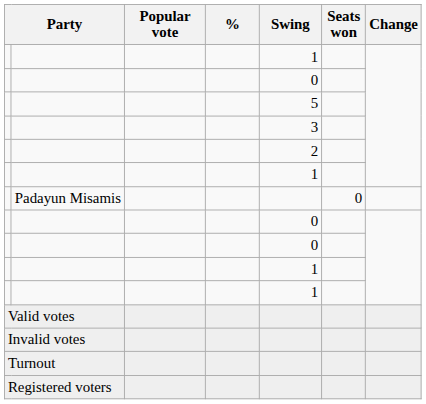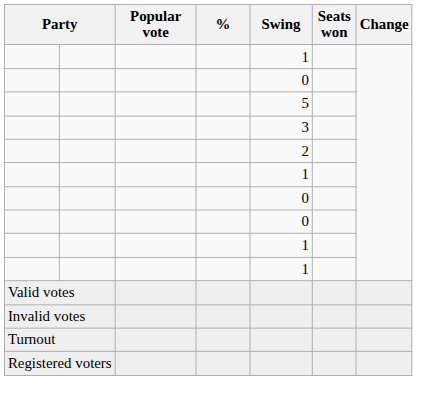- row: (8, 198)
